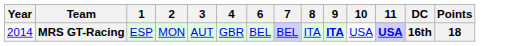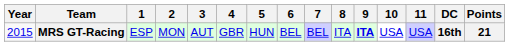+ column: (262, 14)
(20, 32) 2014 -> (20, 32) 2015
(390, 32) bold -> (420, 32) normal
(455, 32) 18 -> (484, 32) 21
